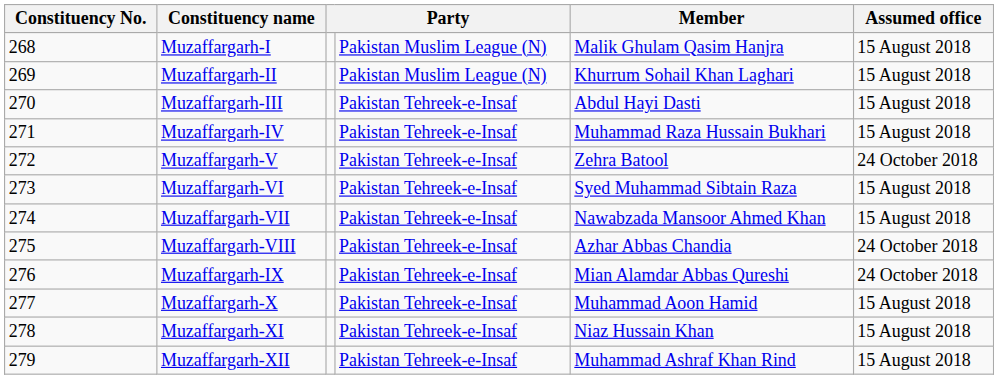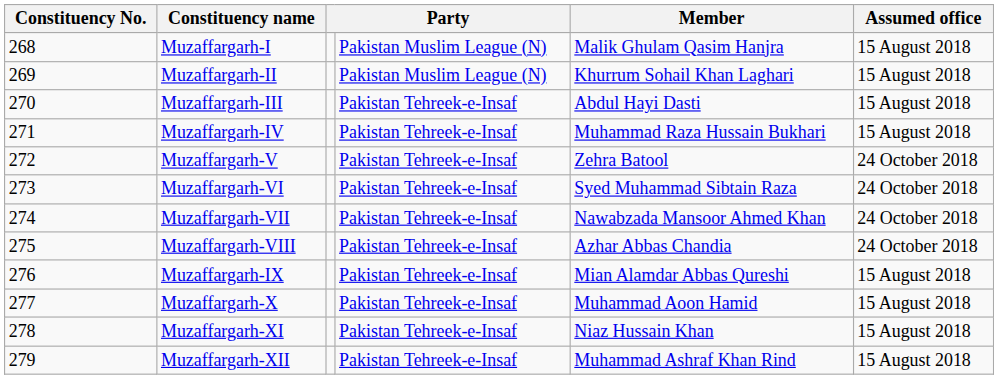(914, 189) 15 August 2018 -> (918, 189) 24 October 2018
(914, 217) 15 August 2018 -> (918, 217) 24 October 2018
(918, 274) 24 October 2018 -> (914, 274) 15 August 2018
